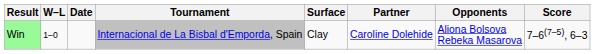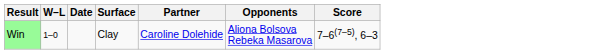- column: (200, 12)
